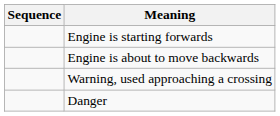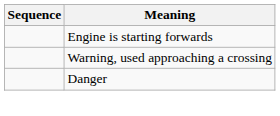- row: (163, 57)
